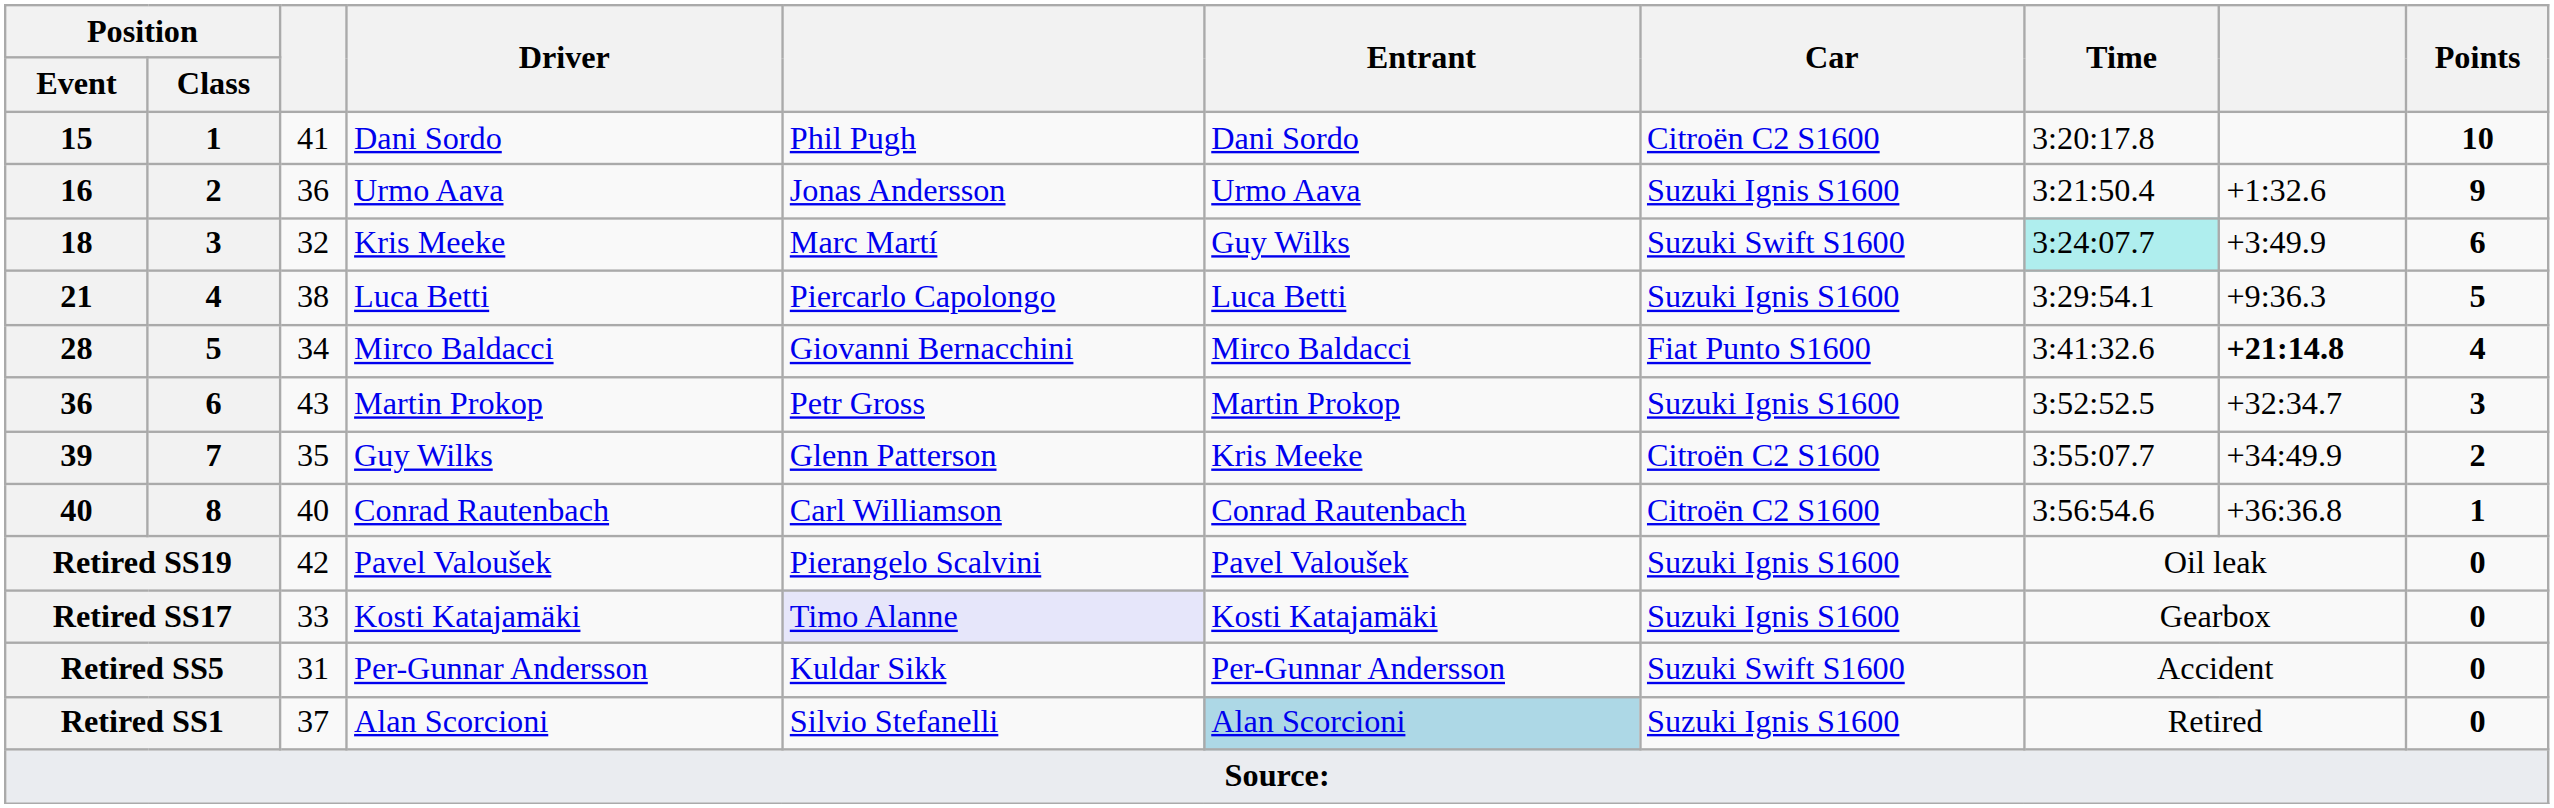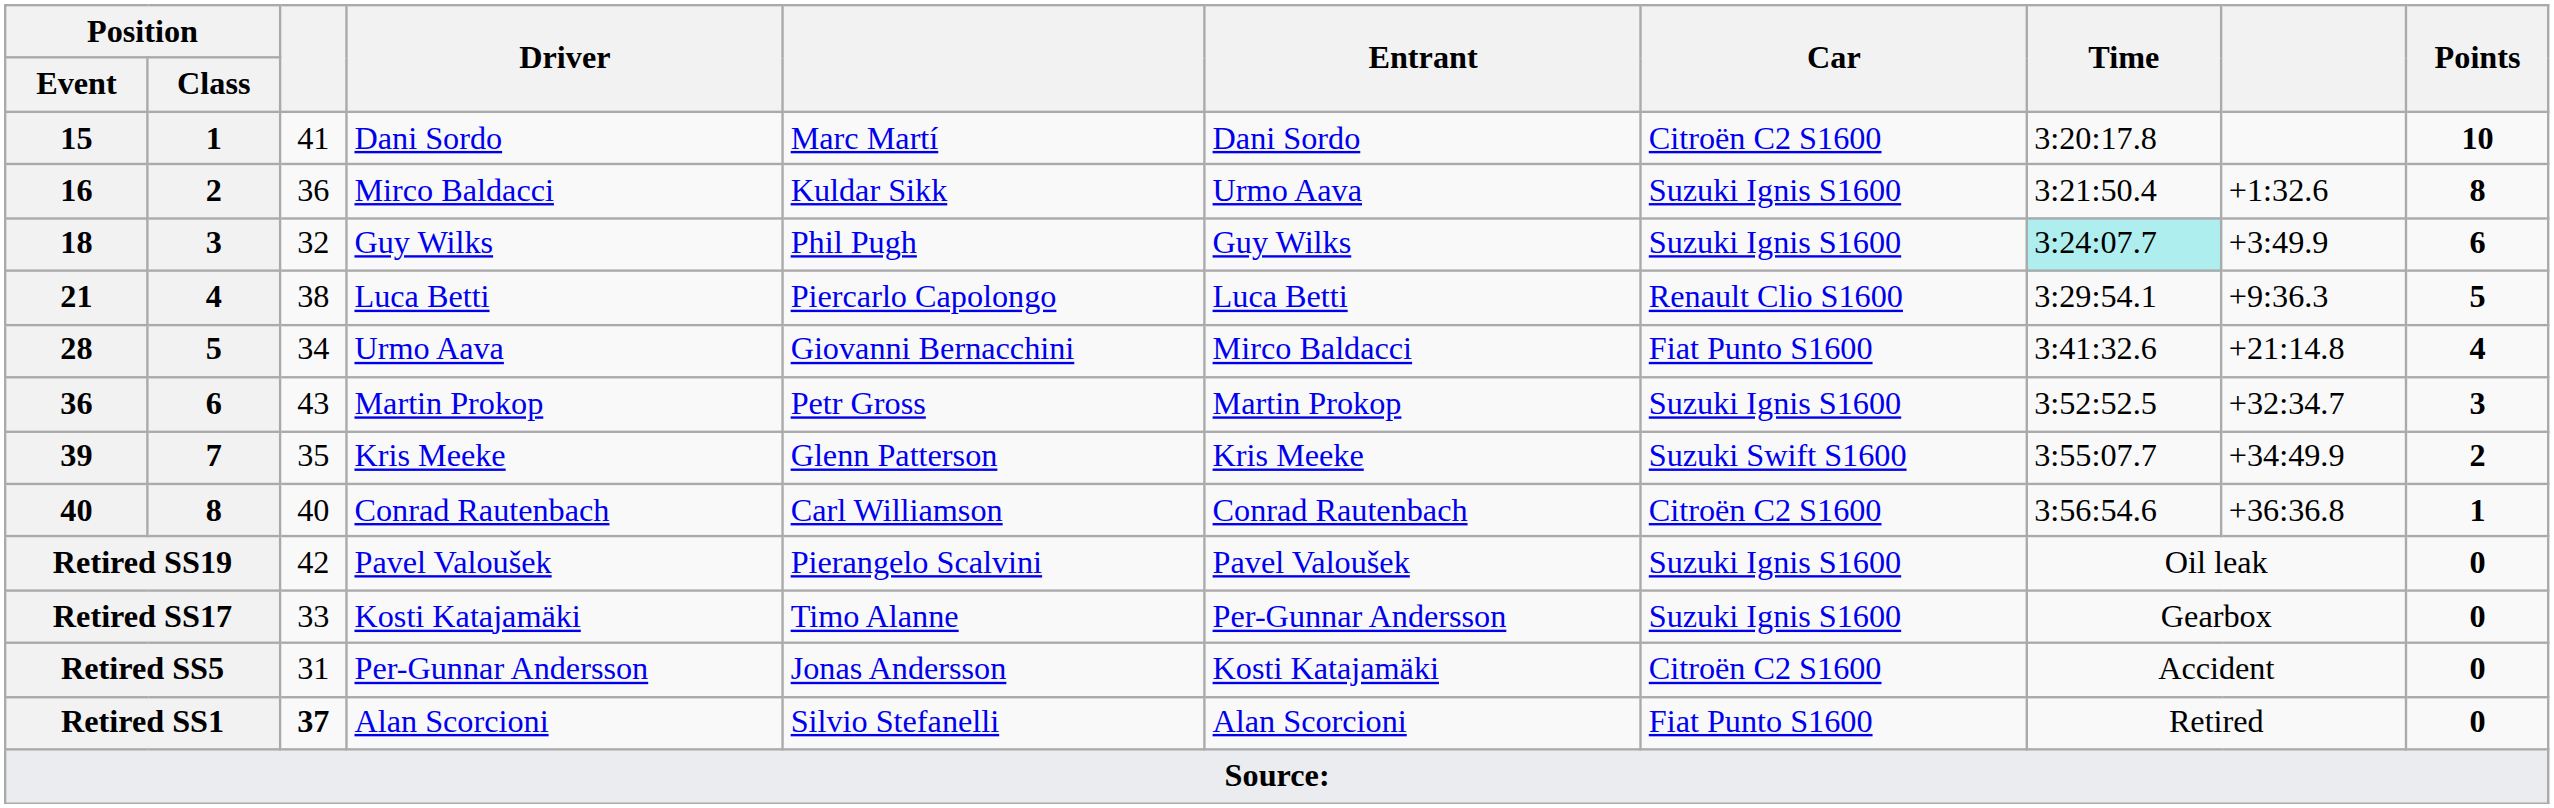(853, 137) Phil Pugh -> (864, 137) Marc Martí
(429, 190) Urmo Aava -> (454, 190) Mirco Baldacci
(898, 190) Jonas Andersson -> (869, 190) Kuldar Sikk
(2478, 190) 9 -> (2478, 190) 8
(430, 243) Kris Meeke -> (424, 243) Guy Wilks
(864, 243) Marc Martí -> (854, 243) Phil Pugh
(1776, 243) Suzuki Swift S1600 -> (1775, 243) Suzuki Ignis S1600
(1773, 296) Suzuki Ignis S1600 -> (1776, 296) Renault Clio S1600
(454, 349) Mirco Baldacci -> (429, 349) Urmo Aava
(2285, 349) bold -> (2287, 349) normal
(423, 456) Guy Wilks -> (430, 456) Kris Meeke
(1763, 456) Citroën C2 S1600 -> (1778, 456) Suzuki Swift S1600
(874, 615) lavender background -> (875, 615) no background
(1324, 615) Kosti Katajamäki -> (1359, 615) Per-Gunnar Andersson
(868, 668) Kuldar Sikk -> (899, 668) Jonas Andersson
(1358, 668) Per-Gunnar Andersson -> (1326, 668) Kosti Katajamäki
(1776, 668) Suzuki Swift S1600 -> (1765, 668) Citroën C2 S1600
(313, 721) normal -> (313, 721) bold
(1308, 721) lightblue background -> (1310, 721) no background
(1773, 721) Suzuki Ignis S1600 -> (1761, 721) Fiat Punto S1600
